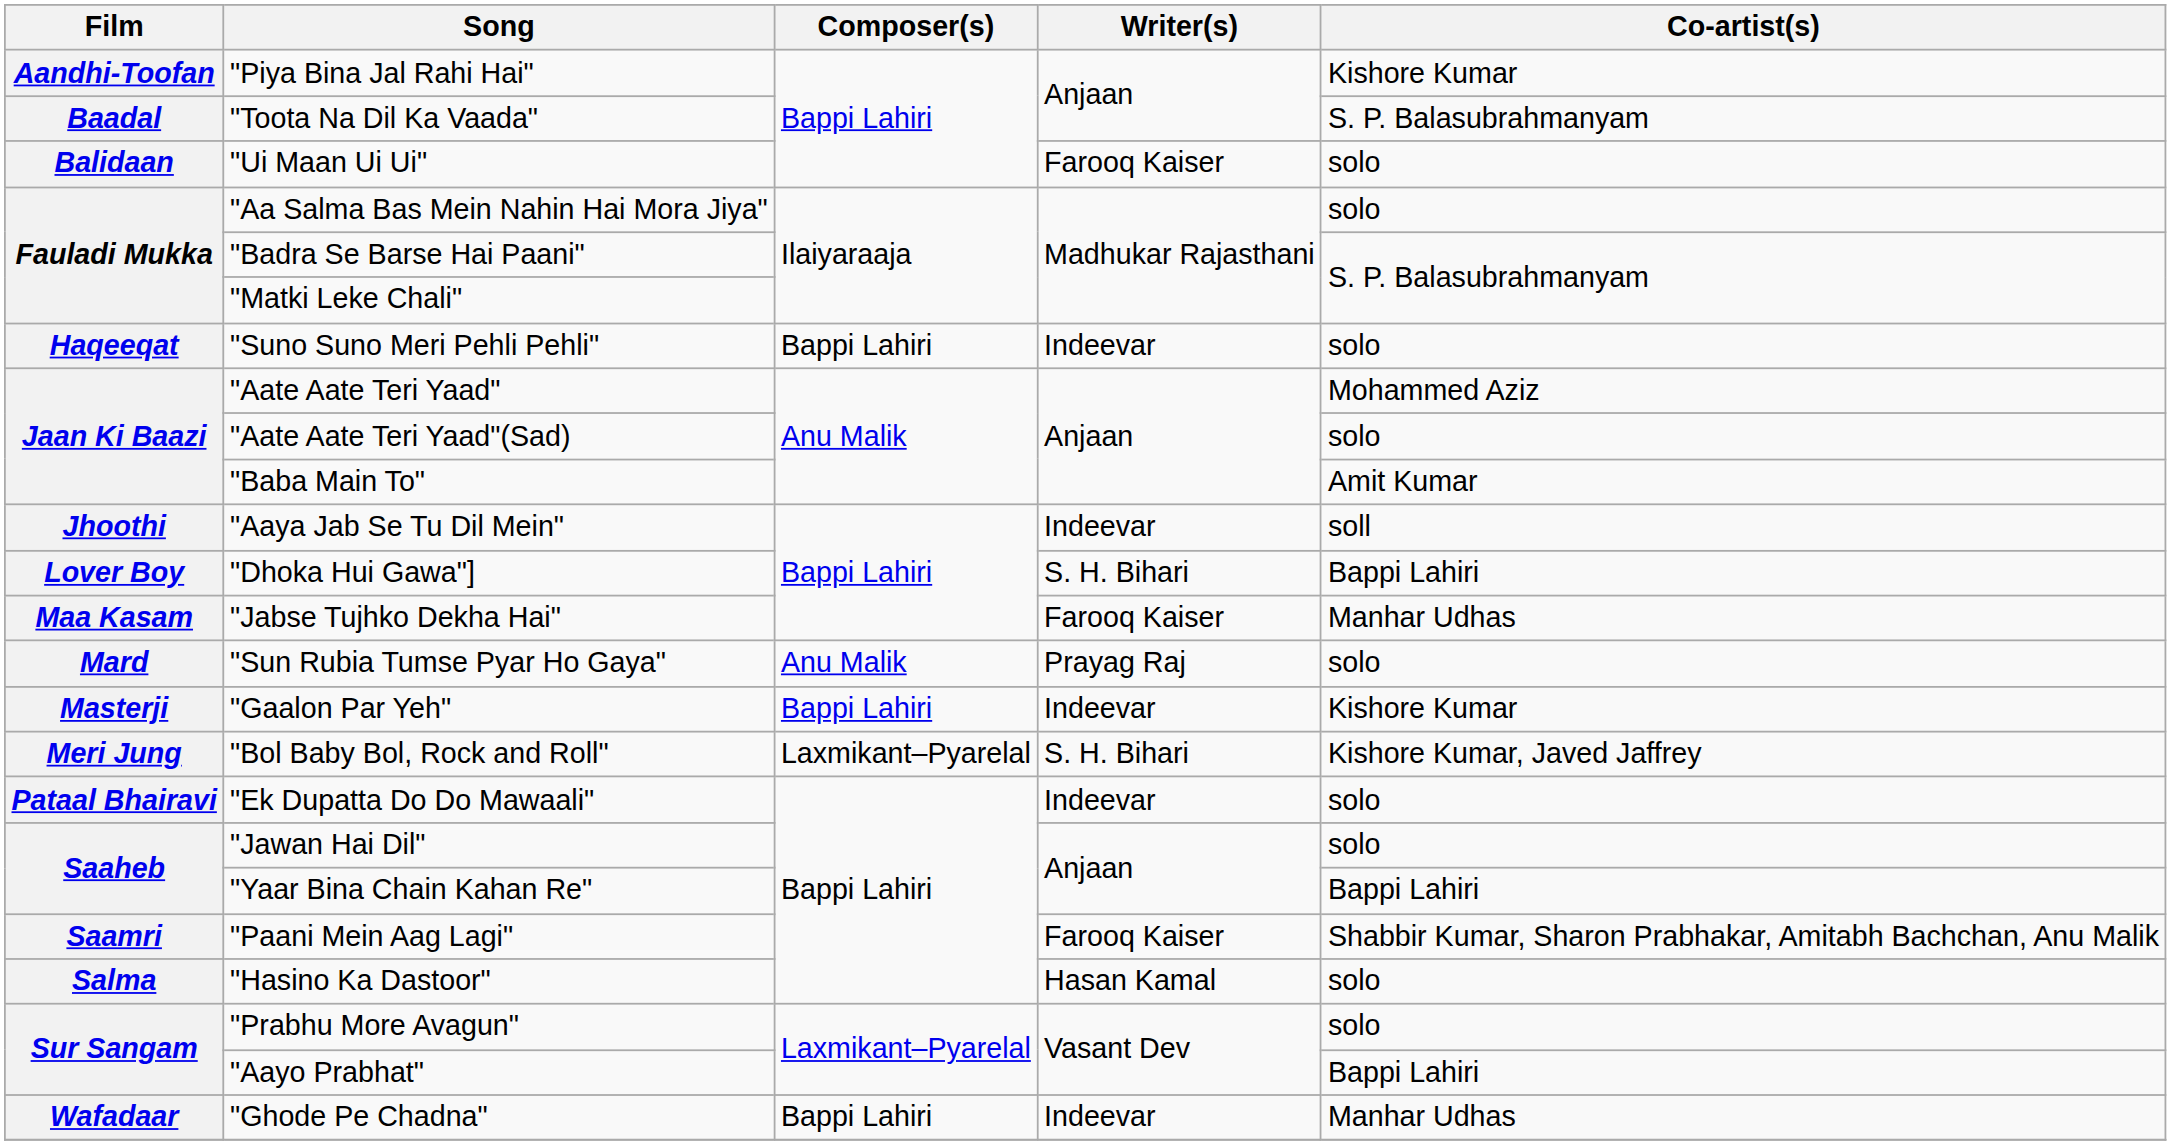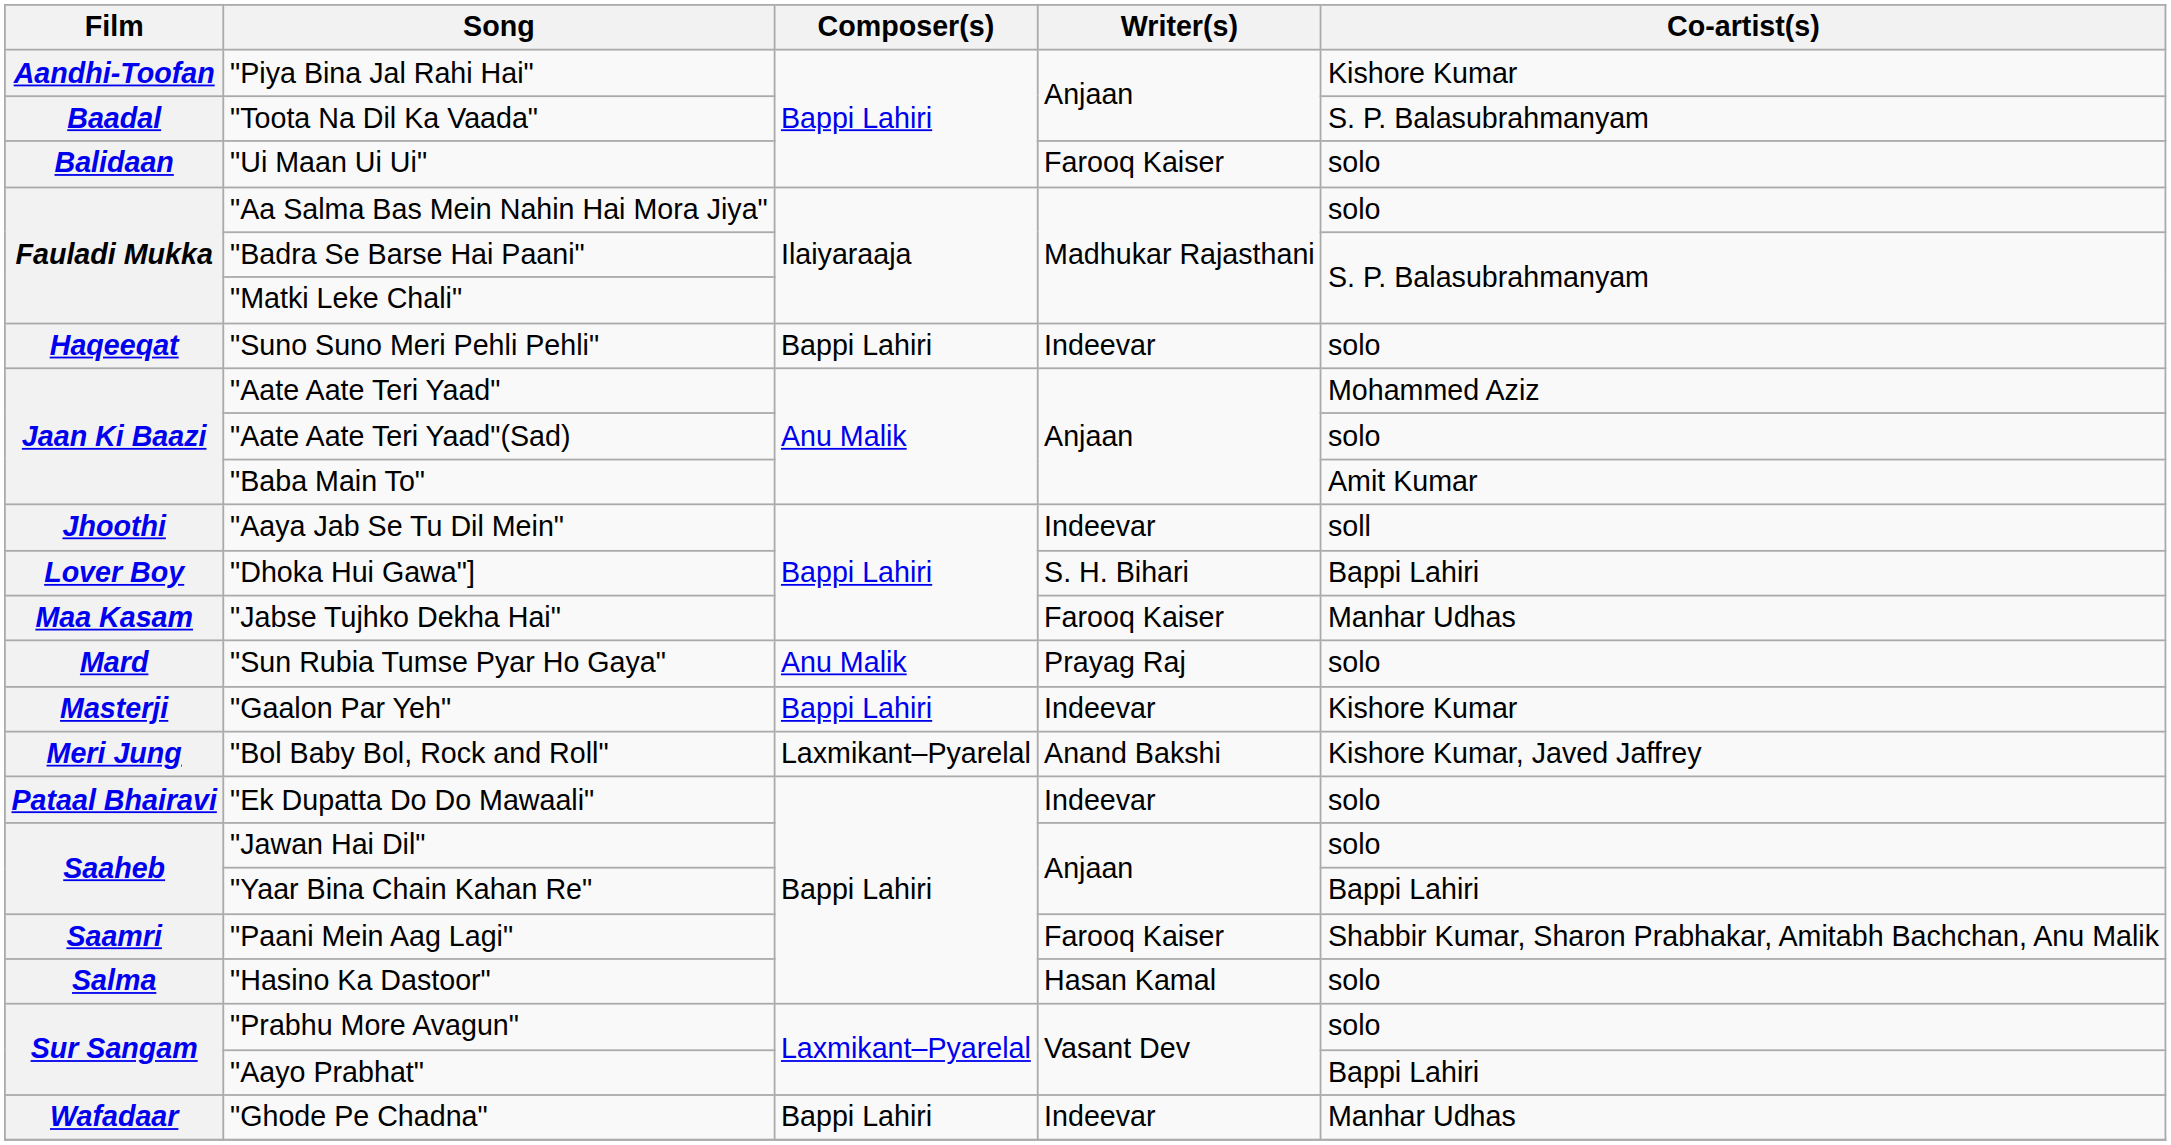(1116, 753) S. H. Bihari -> (1132, 753) Anand Bakshi
